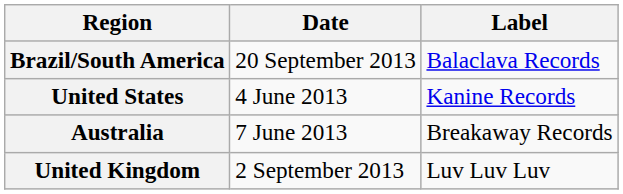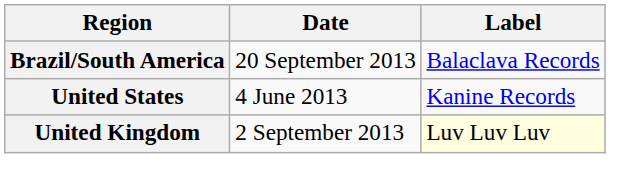- row: (117, 133)
(488, 170) no background -> (488, 133) lightyellow background
